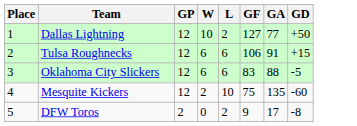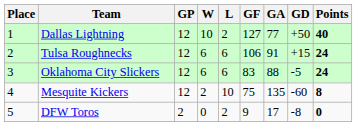+ column: (332, 14)
